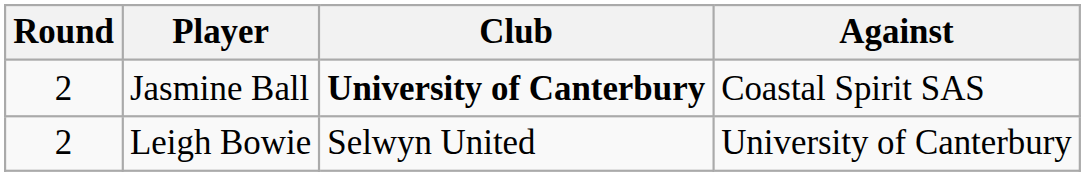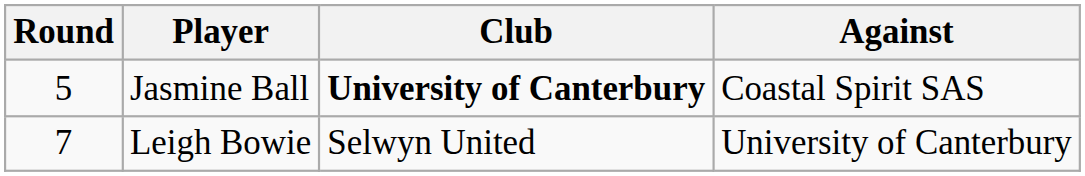(64, 87) 2 -> (64, 87) 5
(64, 142) 2 -> (64, 142) 7
